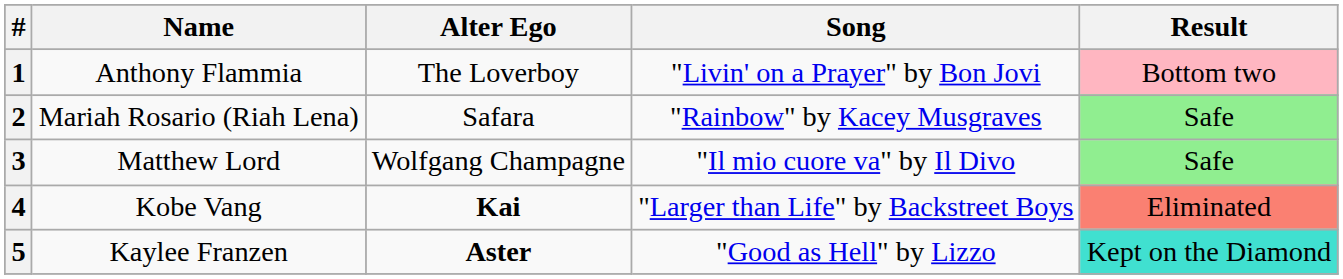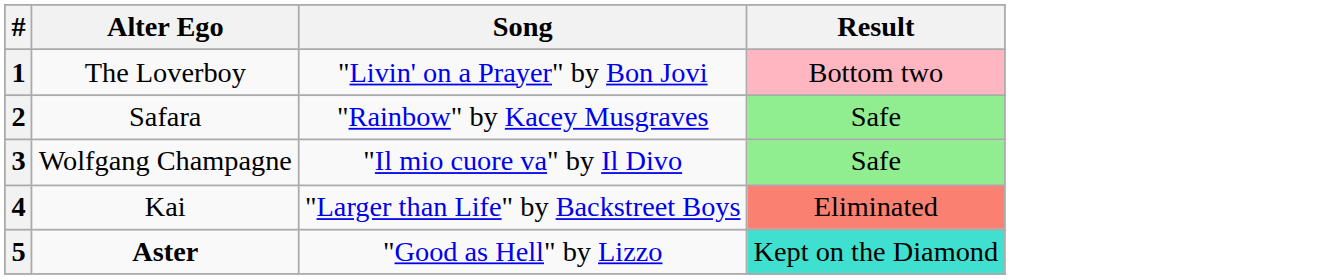- column: (199, 26)
(498, 206) bold -> (165, 206) normal
